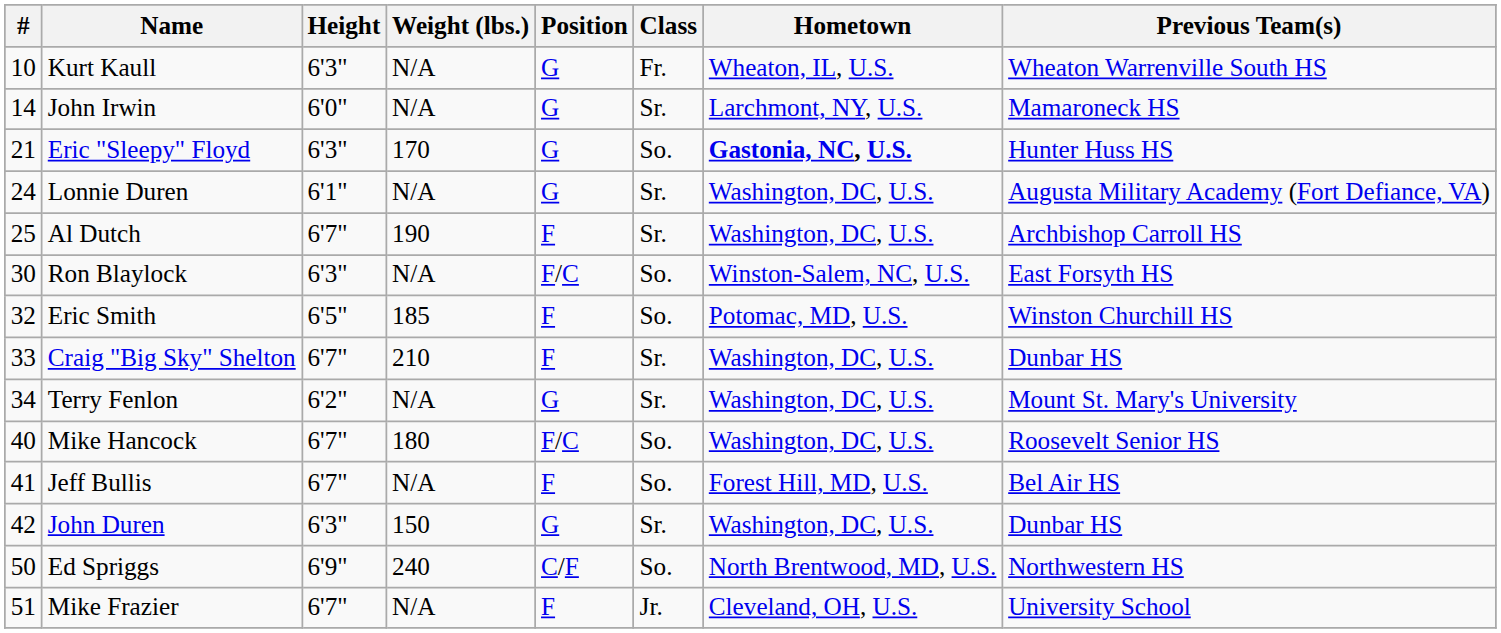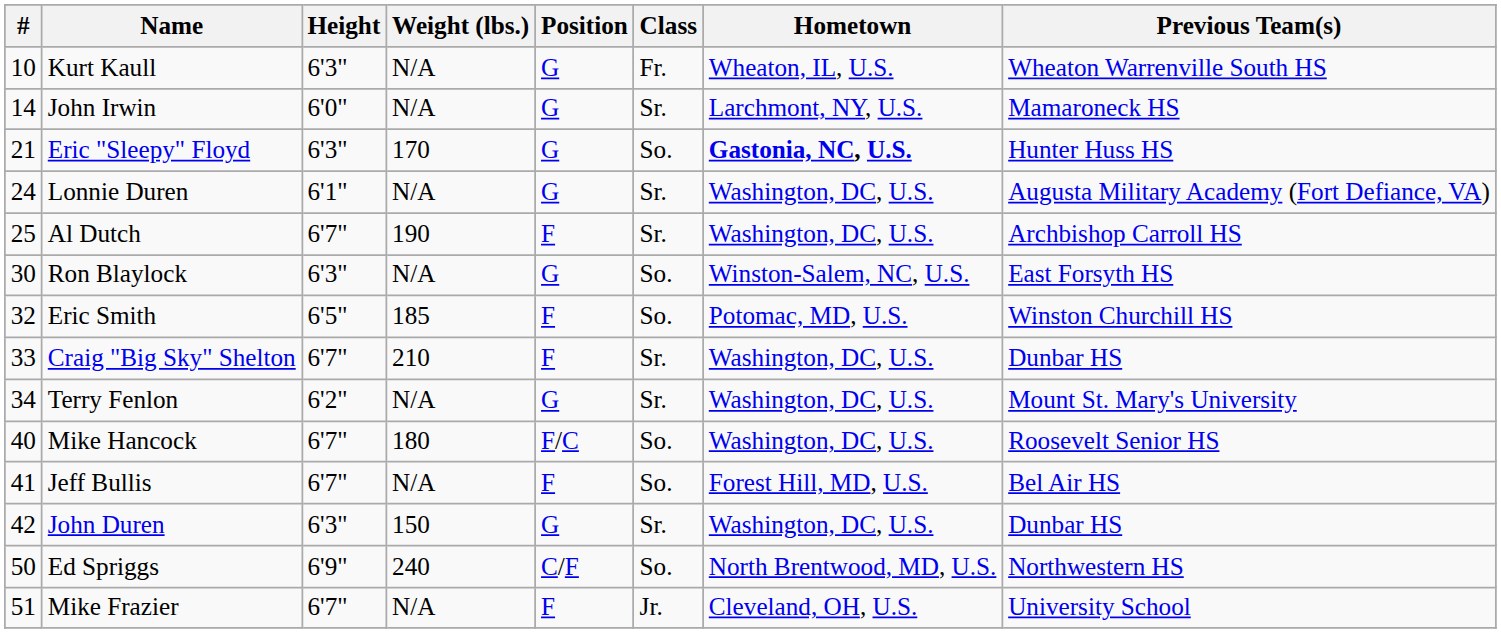(560, 275) F/C -> (550, 275) G
